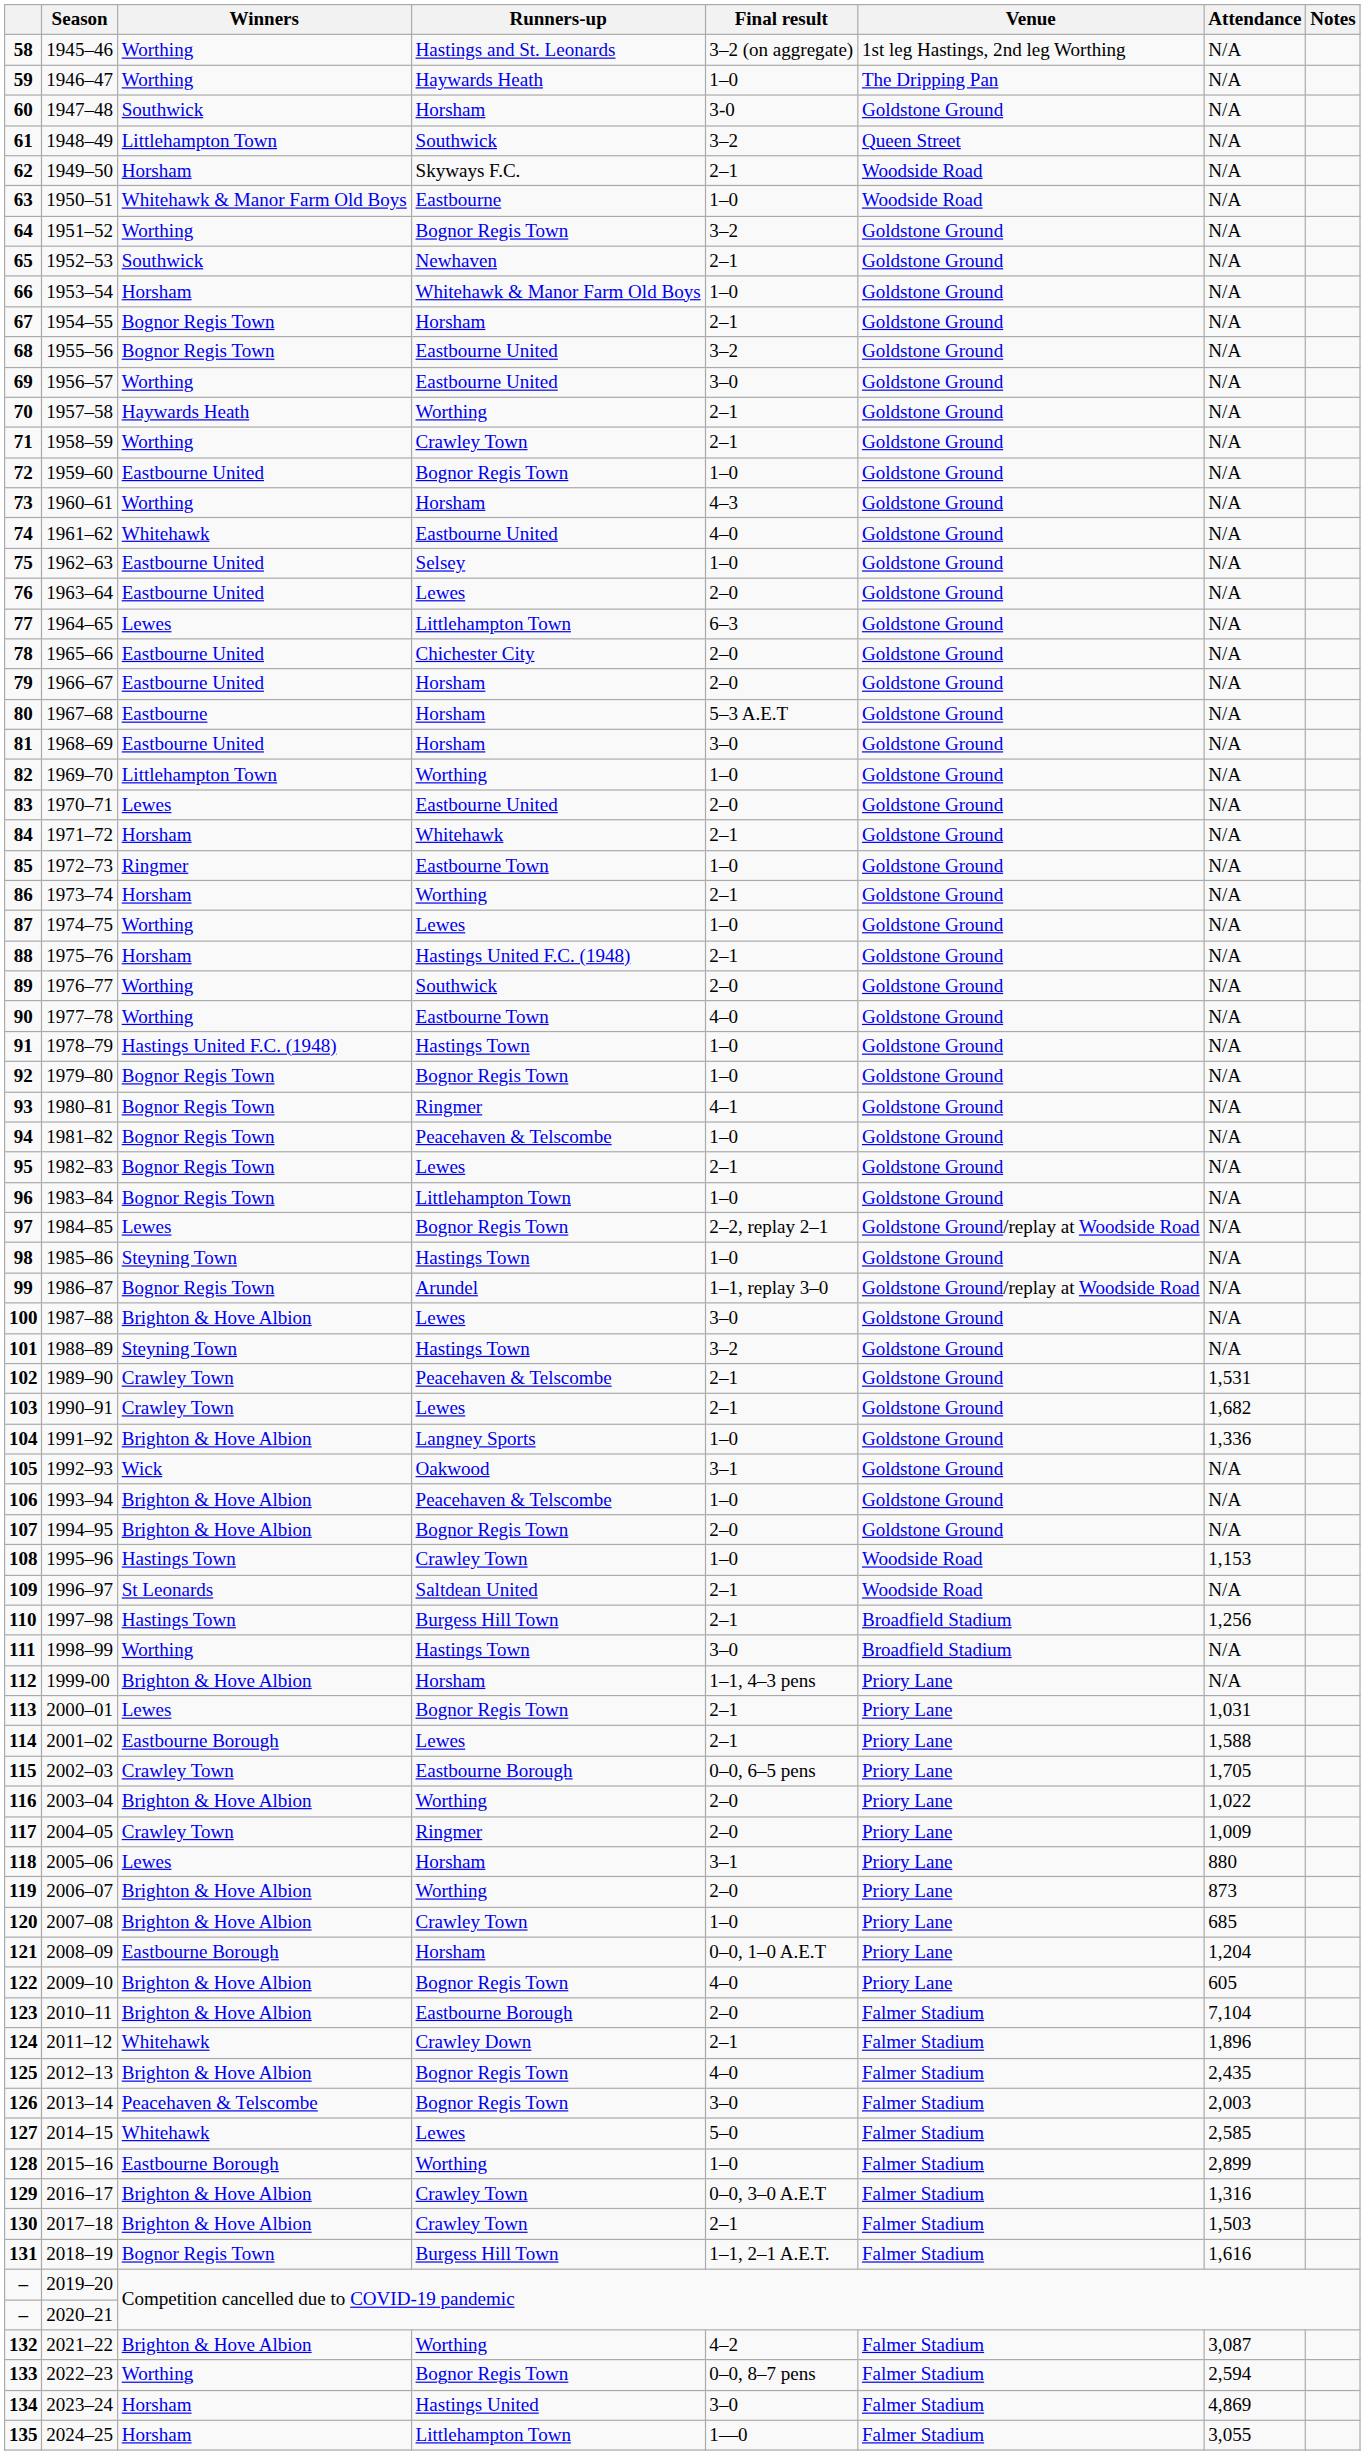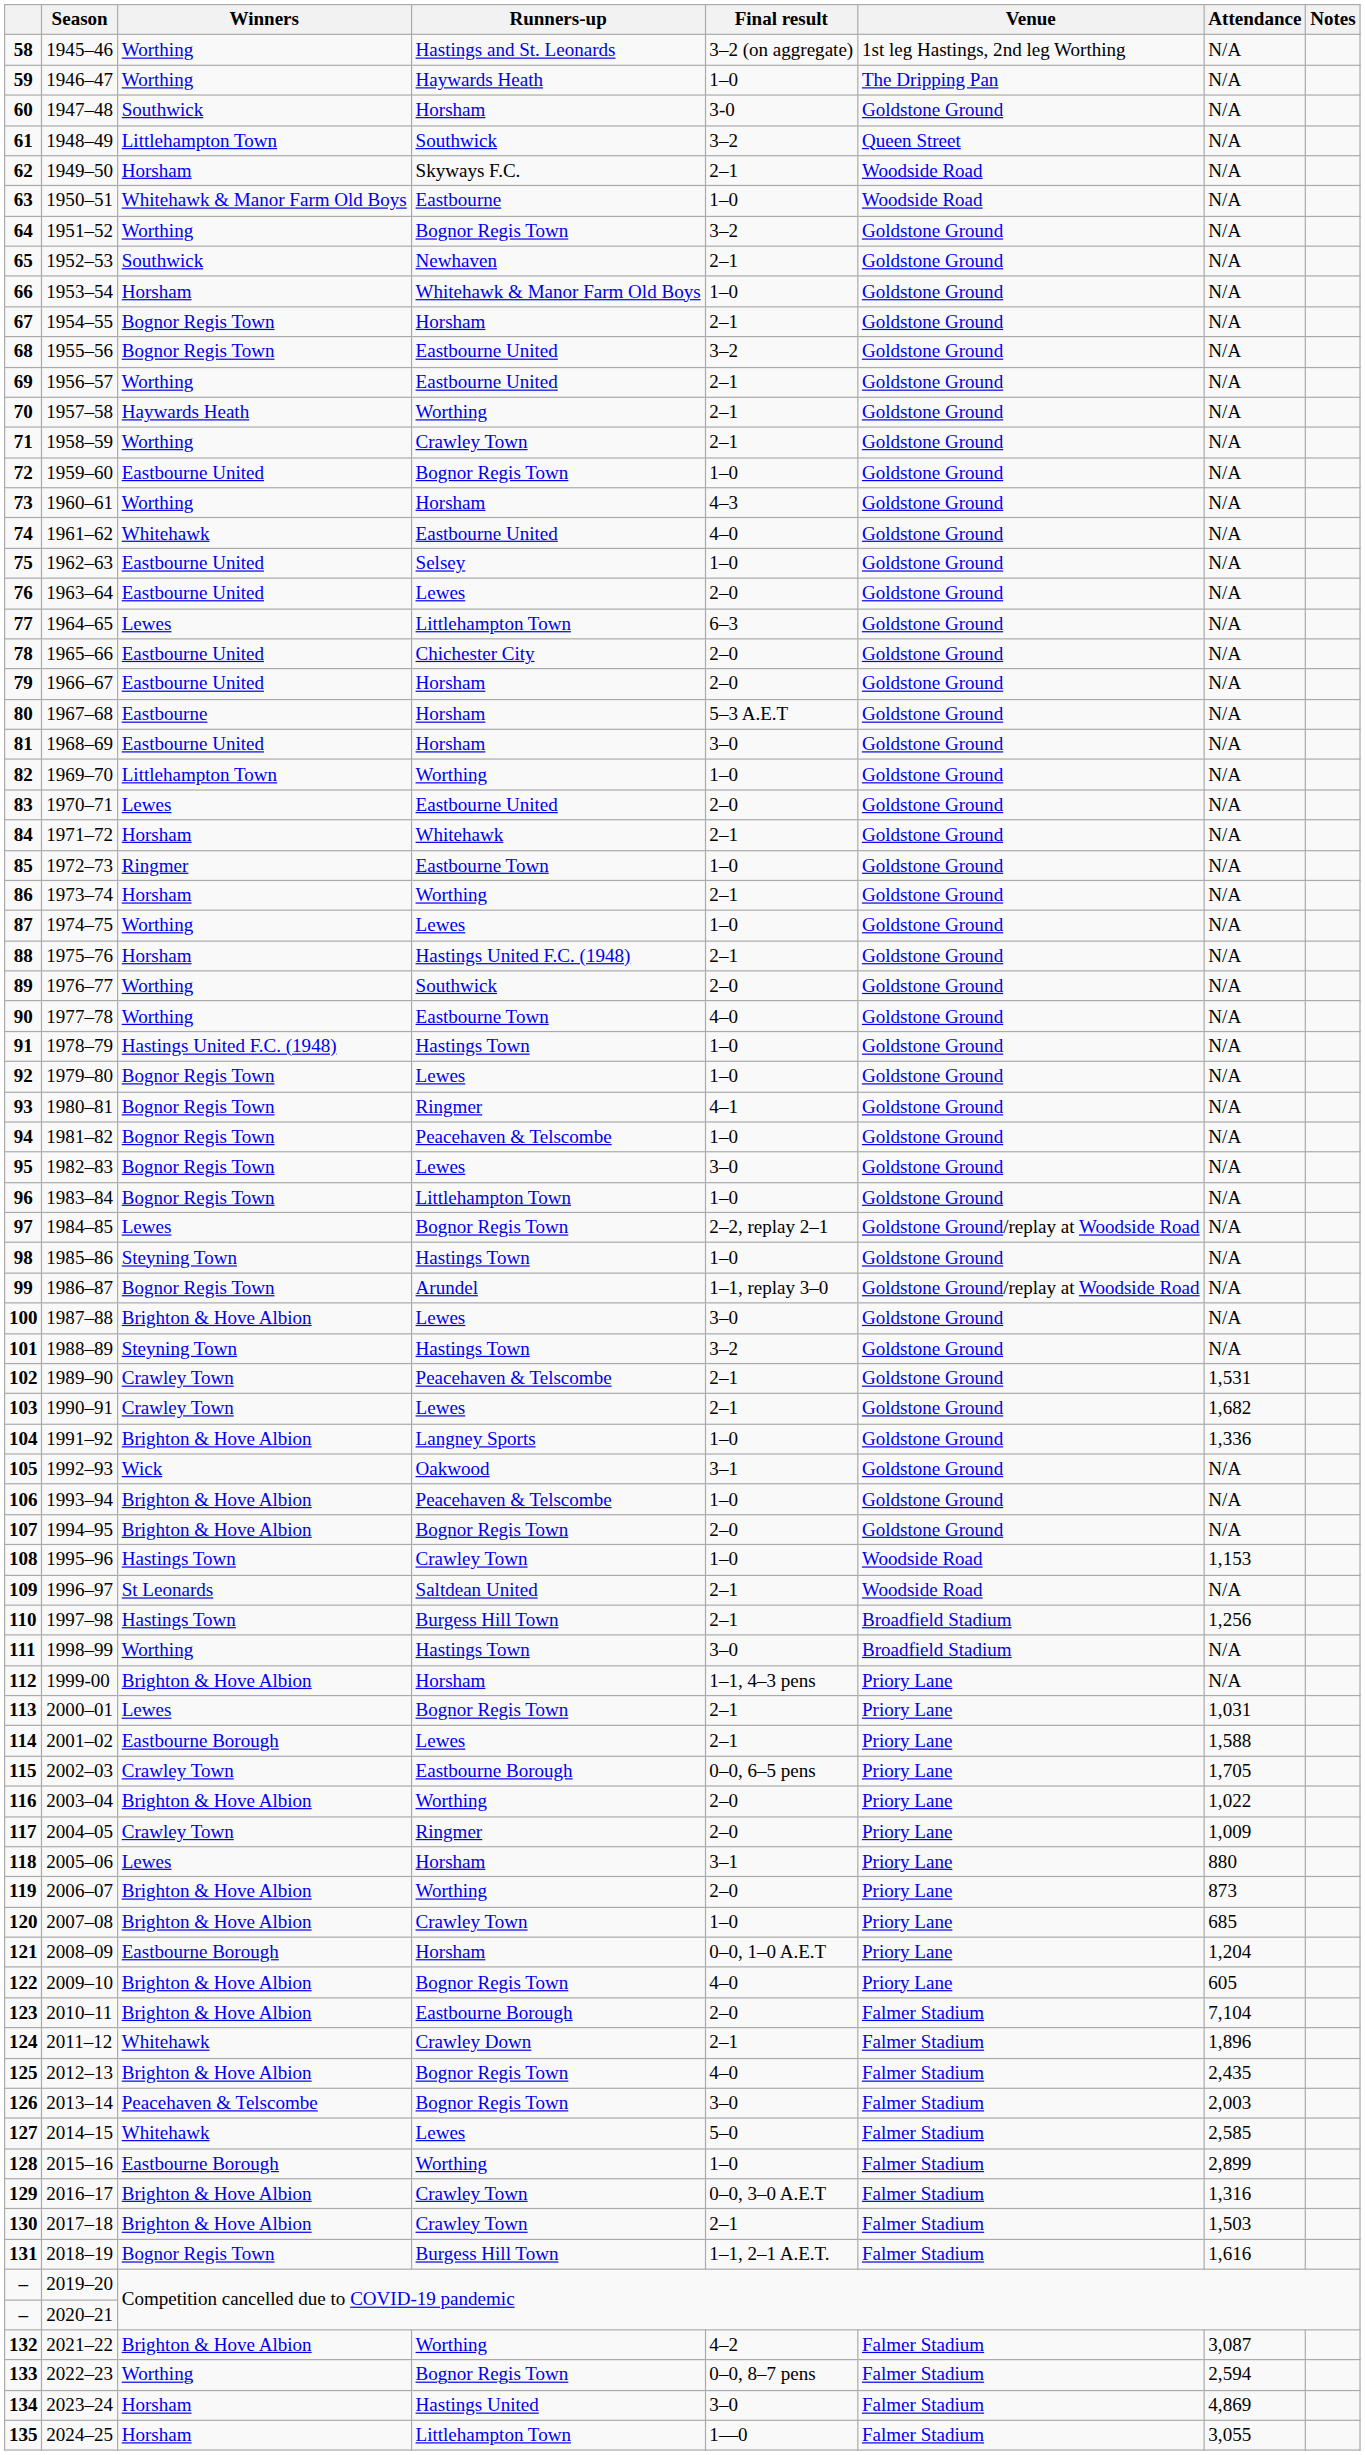(724, 381) 3–0 -> (724, 381) 2–1
(492, 1076) Bognor Regis Town -> (440, 1076) Lewes
(724, 1167) 2–1 -> (724, 1167) 3–0
